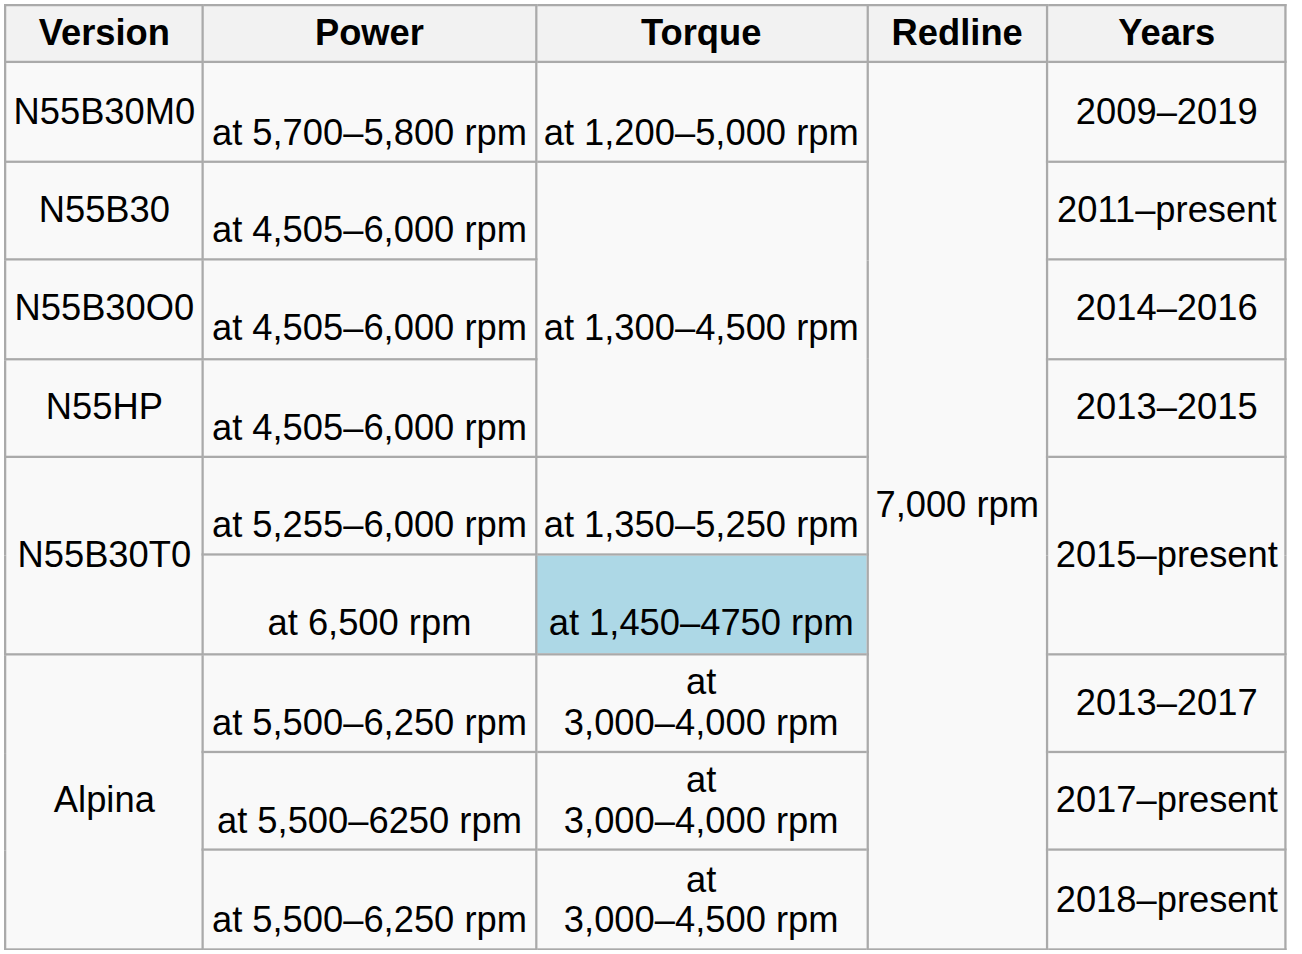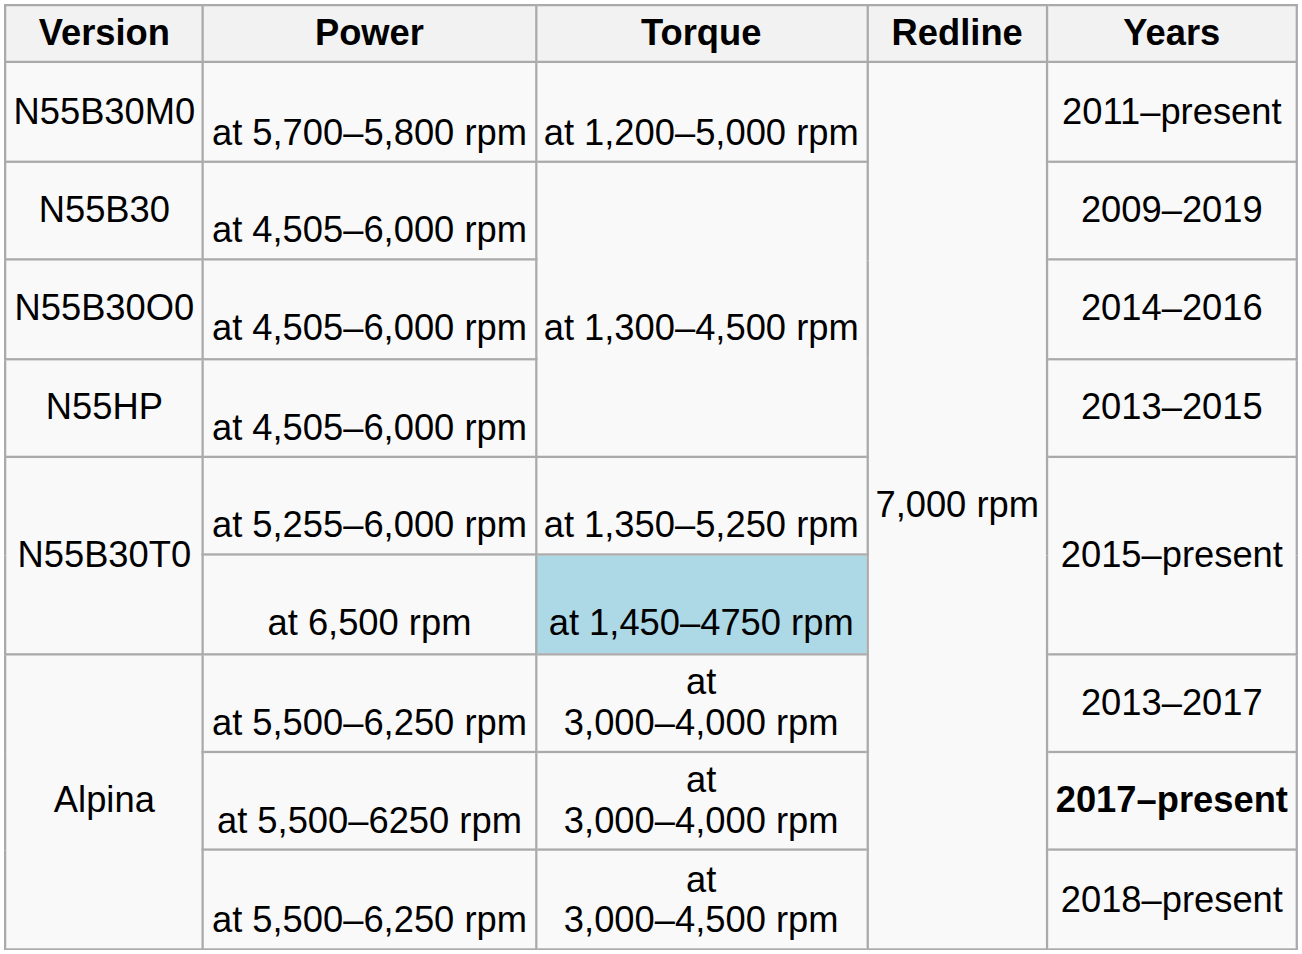(1167, 111) 2009–2019 -> (1172, 111) 2011–present
(1167, 209) 2011–present -> (1172, 209) 2009–2019
(1167, 800) normal -> (1172, 800) bold
